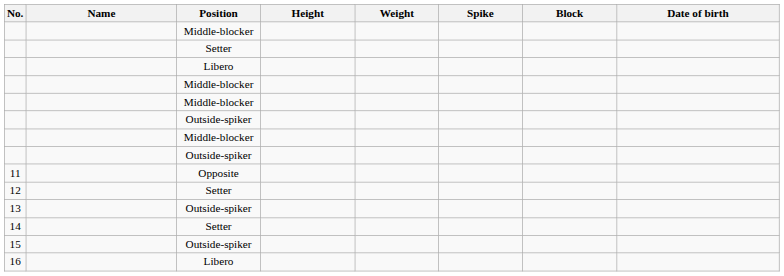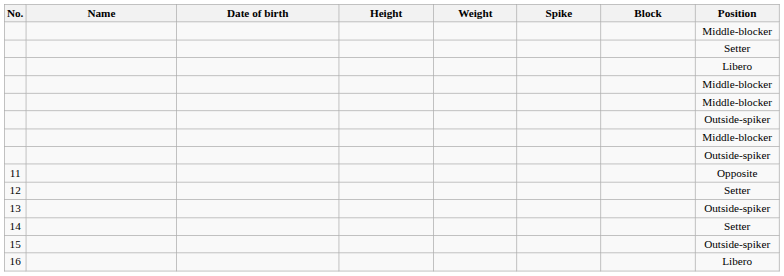columns swapped: (698, 13) <-> (219, 13)
